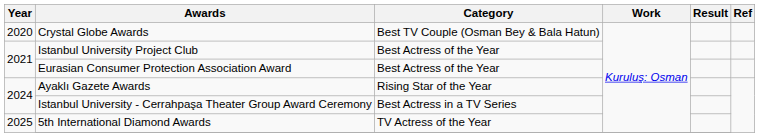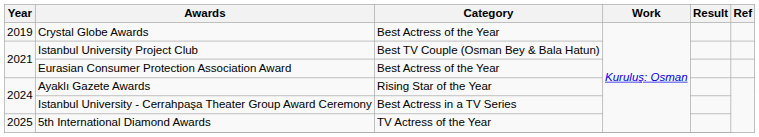(20, 31) 2020 -> (20, 31) 2019
(488, 31) Best TV Couple (Osman Bey & Bala Hatun) -> (438, 31) Best Actress of the Year
(438, 50) Best Actress of the Year -> (488, 50) Best TV Couple (Osman Bey & Bala Hatun)
